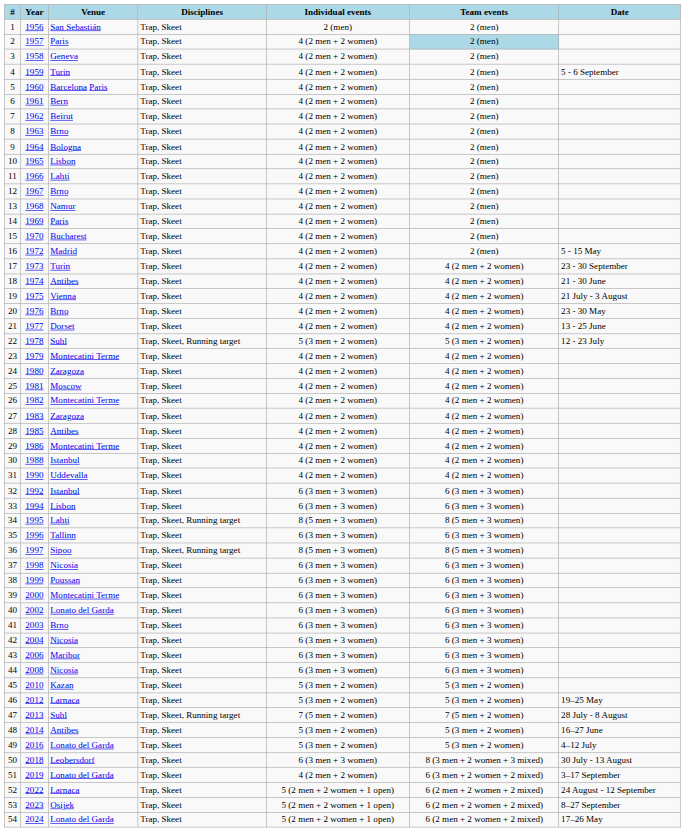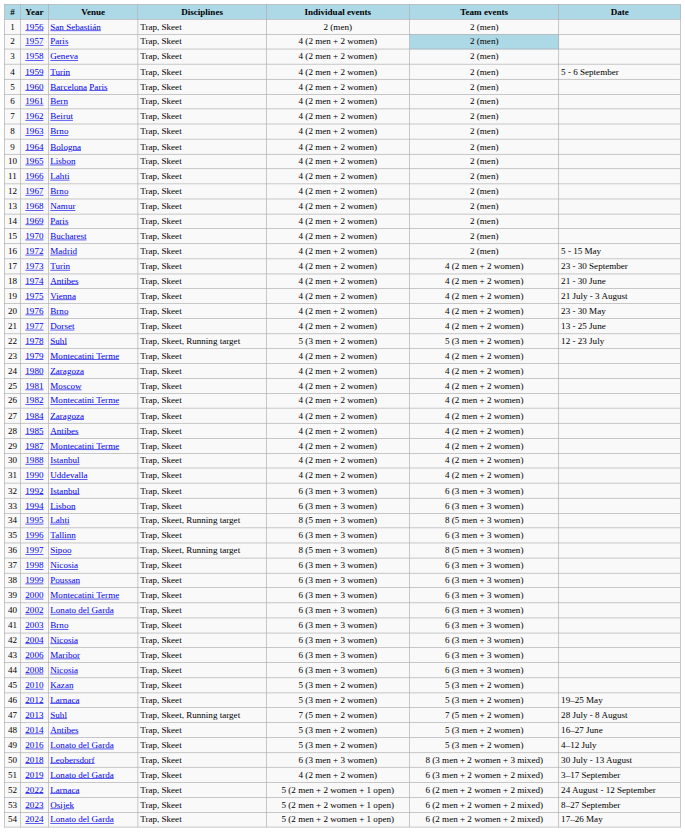(34, 416) 1983 -> (34, 416) 1984
(34, 446) 1986 -> (34, 446) 1987
